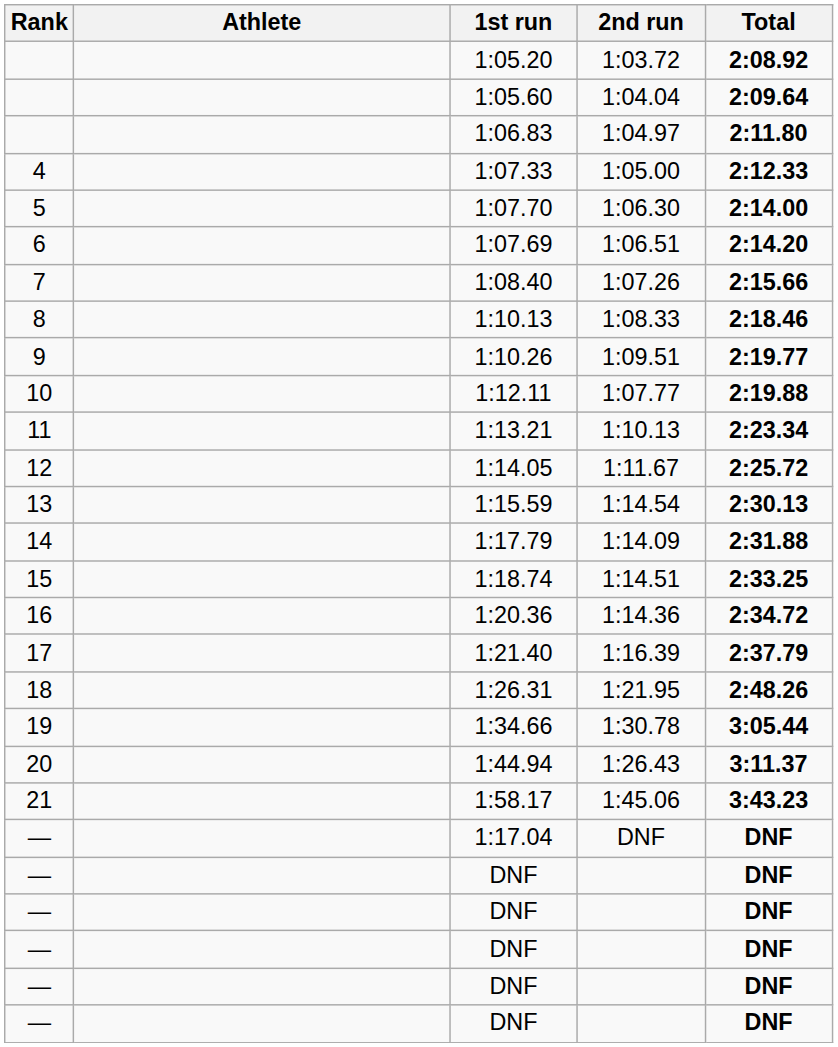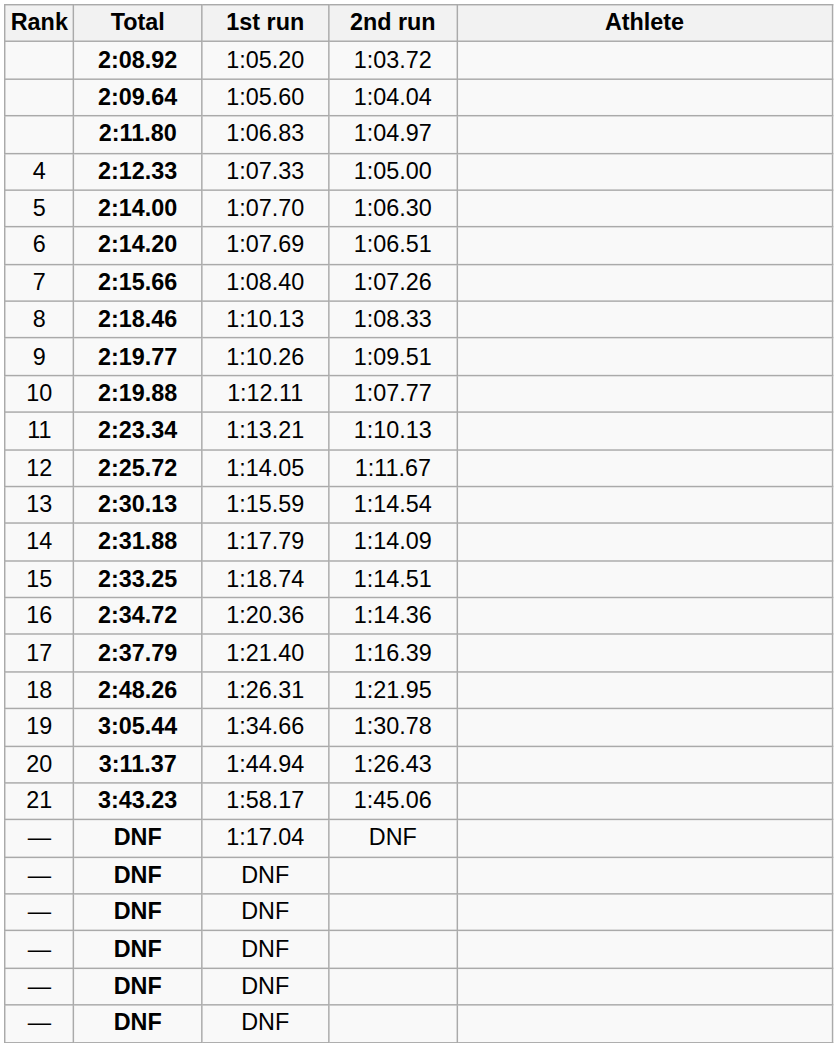columns swapped: (262, 23) <-> (769, 23)
